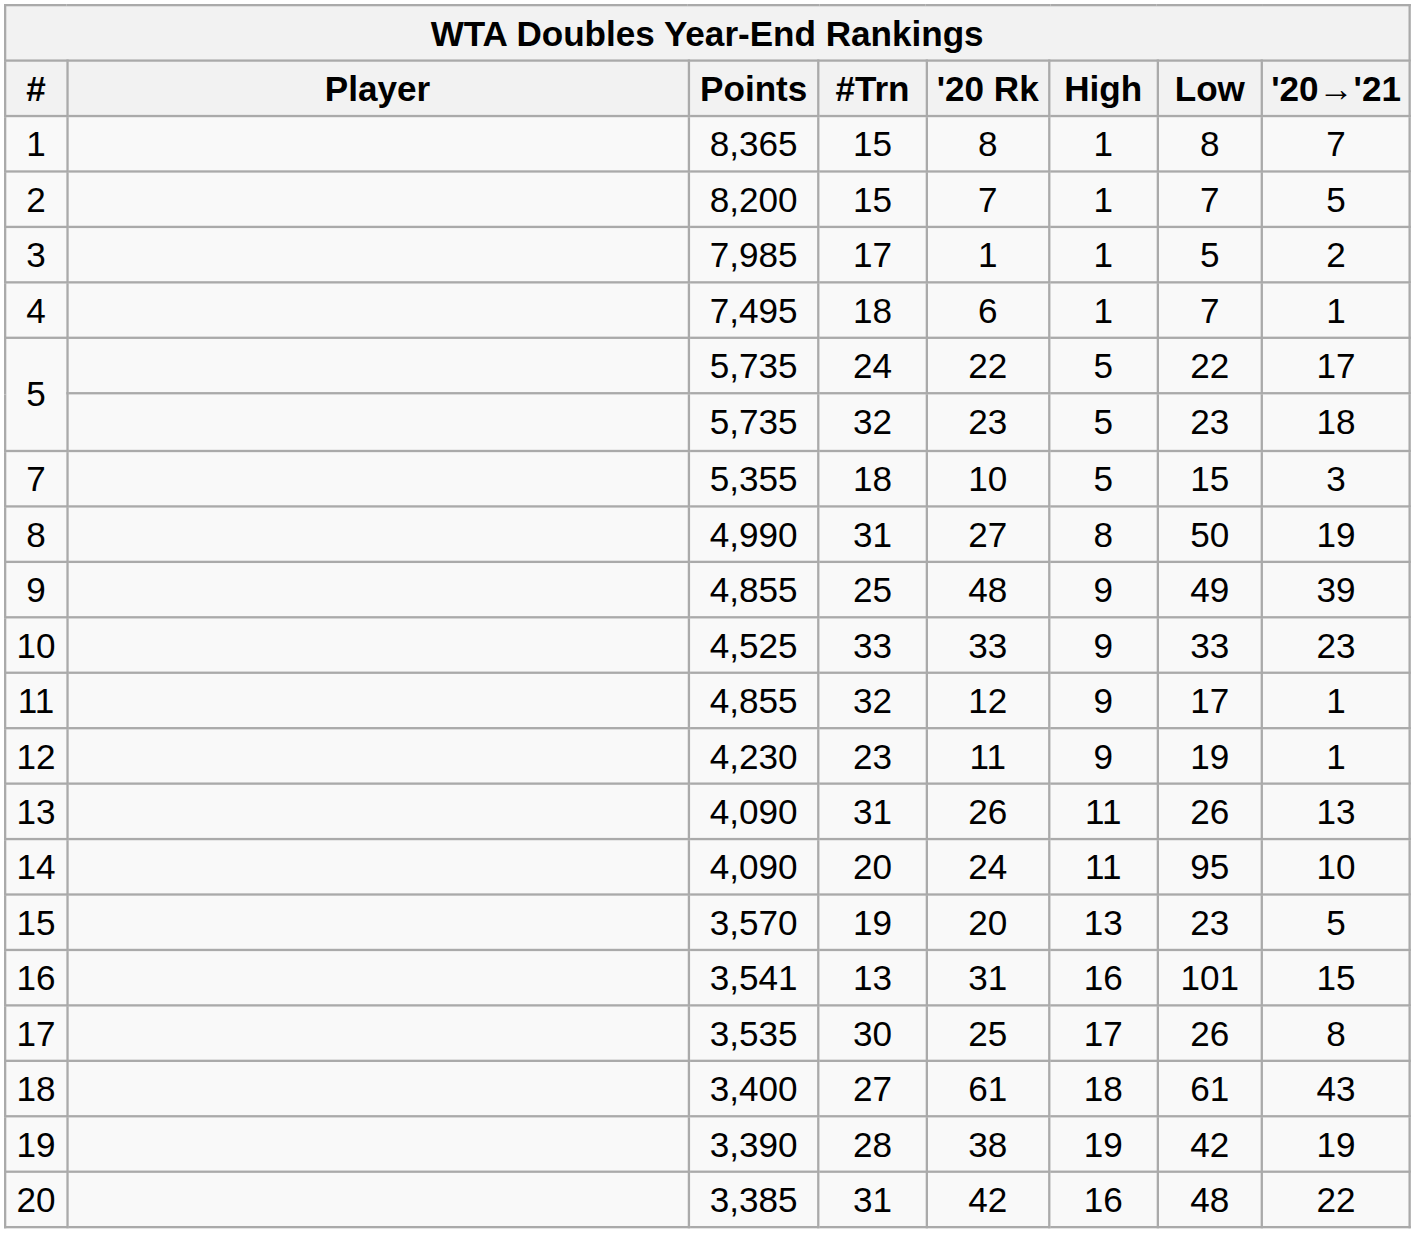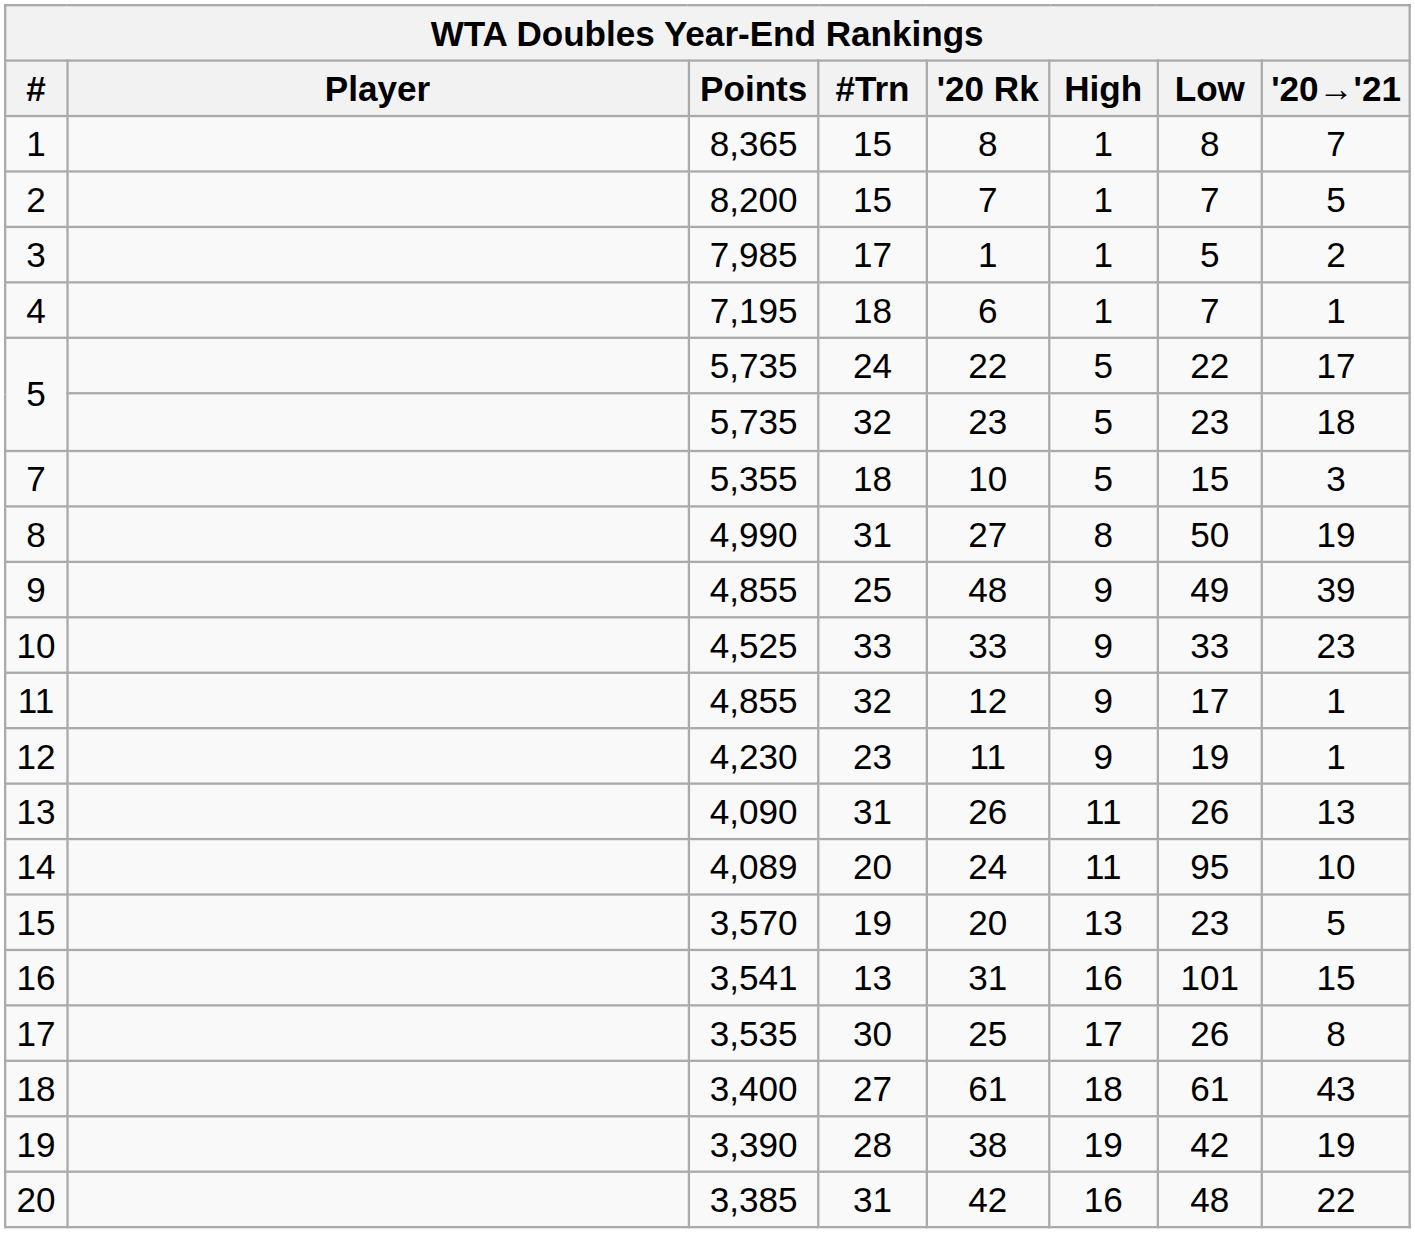(754, 311) 7,495 -> (754, 311) 7,195
(754, 867) 4,090 -> (754, 867) 4,089
